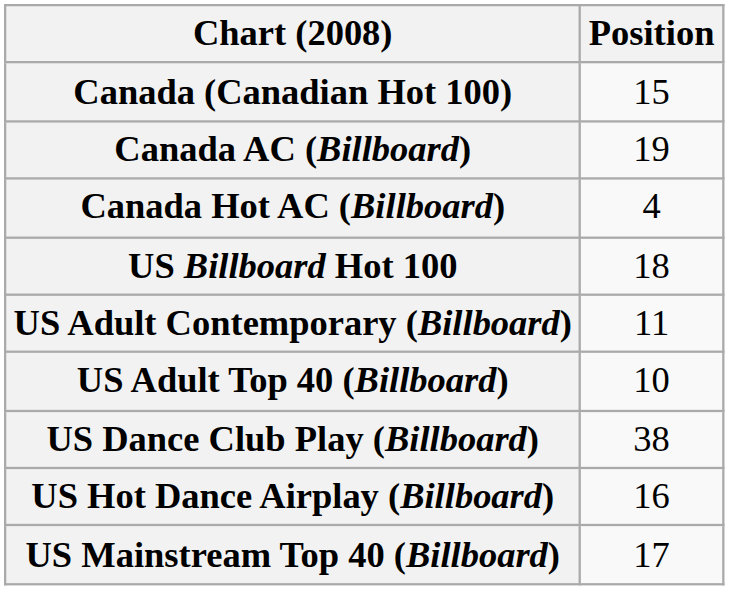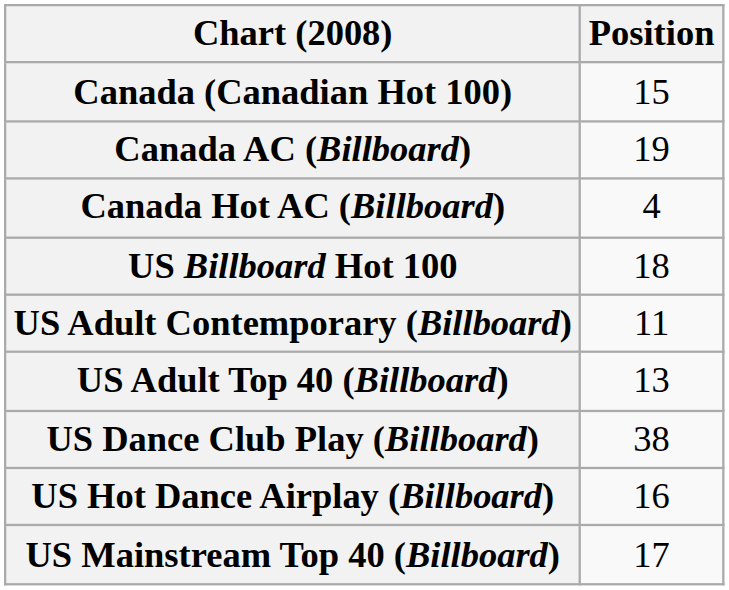(652, 380) 10 -> (652, 380) 13
